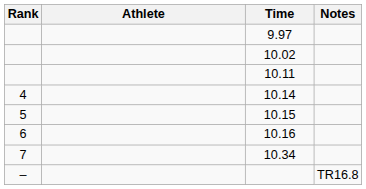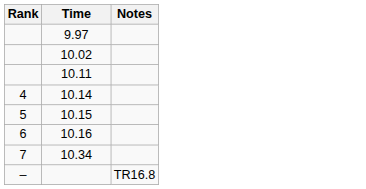- column: (143, 14)
